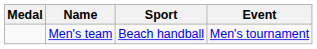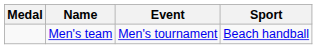columns swapped: (161, 14) <-> (259, 14)
